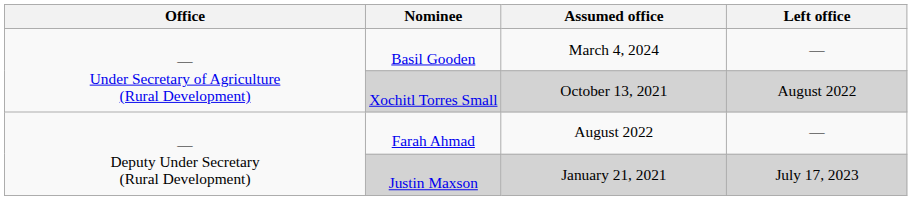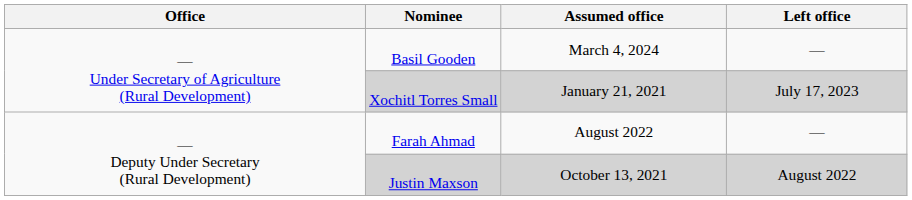(614, 91) October 13, 2021 -> (614, 91) January 21, 2021
(817, 91) August 2022 -> (817, 91) July 17, 2023
(614, 174) January 21, 2021 -> (614, 174) October 13, 2021
(817, 174) July 17, 2023 -> (817, 174) August 2022
